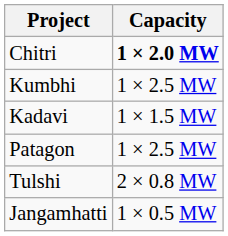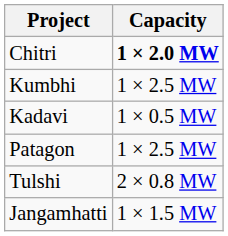(167, 117) 1 × 1.5 MW -> (167, 117) 1 × 0.5 MW
(167, 213) 1 × 0.5 MW -> (167, 213) 1 × 1.5 MW
